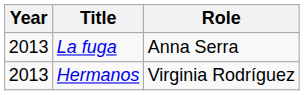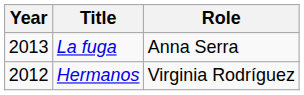(29, 75) 2013 -> (29, 75) 2012
